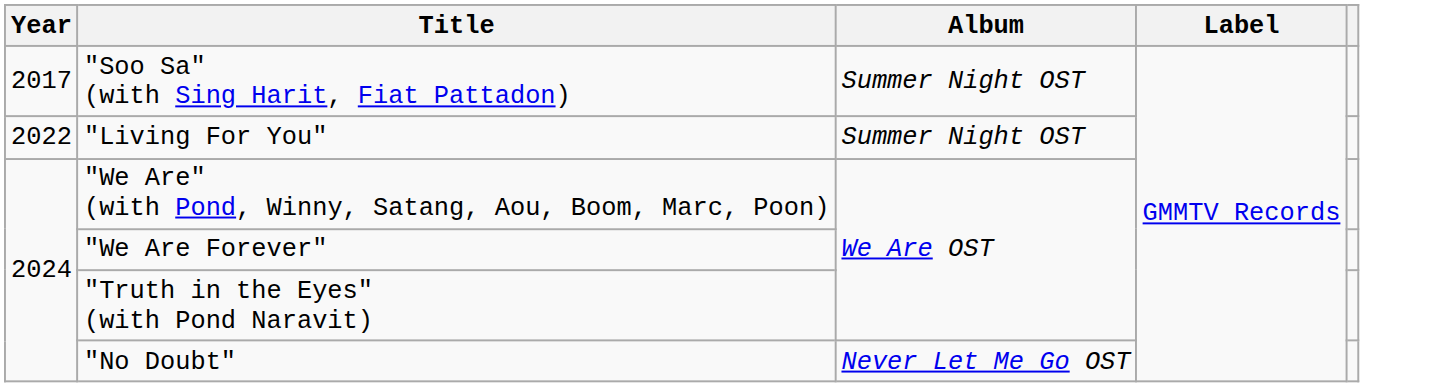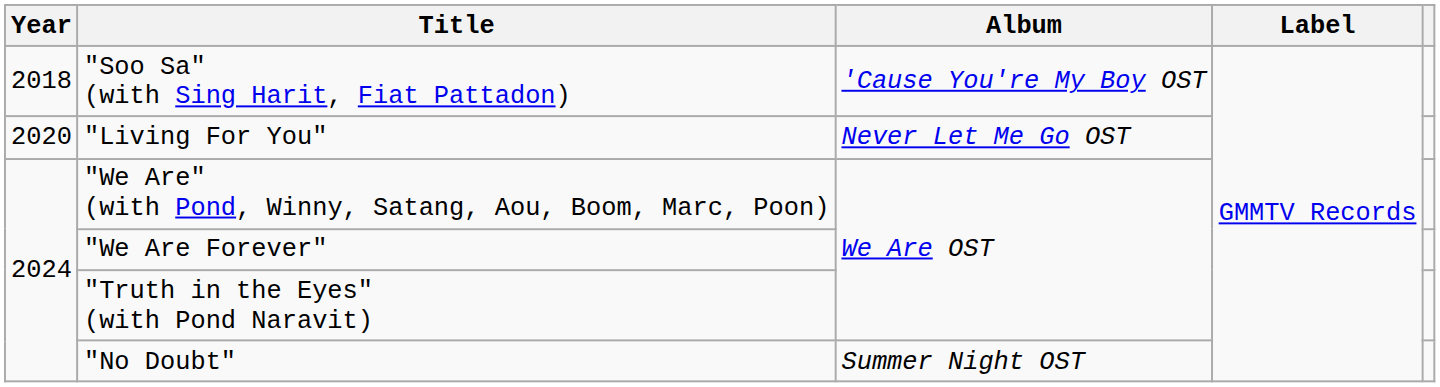(41, 82) 2017 -> (41, 82) 2018
(963, 82) Summer Night OST -> (1024, 82) 'Cause You're My Boy OST
(41, 138) 2022 -> (41, 138) 2020
(963, 138) Summer Night OST -> (986, 138) Never Let Me Go OST
(986, 361) Never Let Me Go OST -> (963, 361) Summer Night OST
